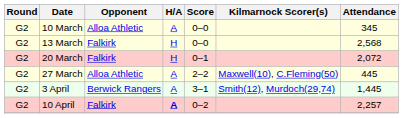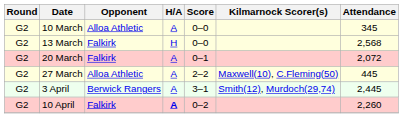(174, 58) H -> (174, 58) A
(369, 89) 1,445 -> (369, 89) 2,445
(369, 105) 2,257 -> (369, 105) 2,260
